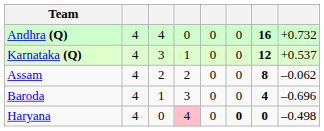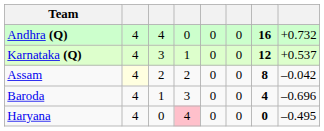(135, 75) no background -> (135, 75) lightyellow background
(299, 75) –0.062 -> (299, 75) –0.042
(239, 116) bold -> (239, 116) normal
(299, 116) –0.498 -> (299, 116) –0.495
